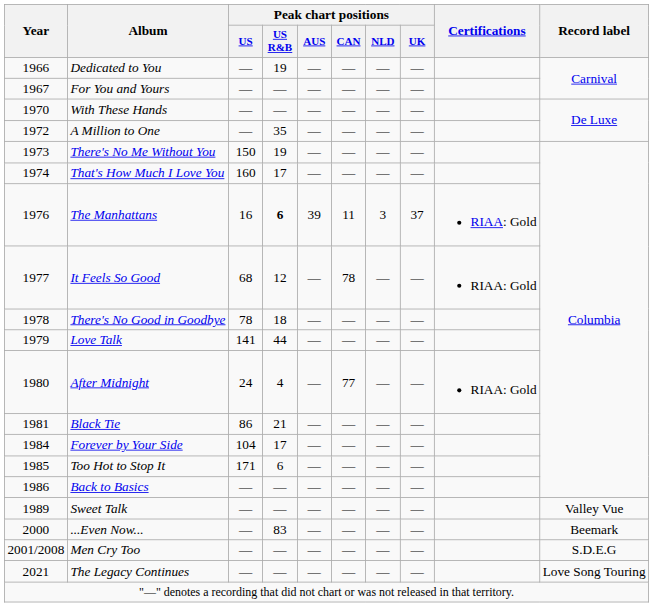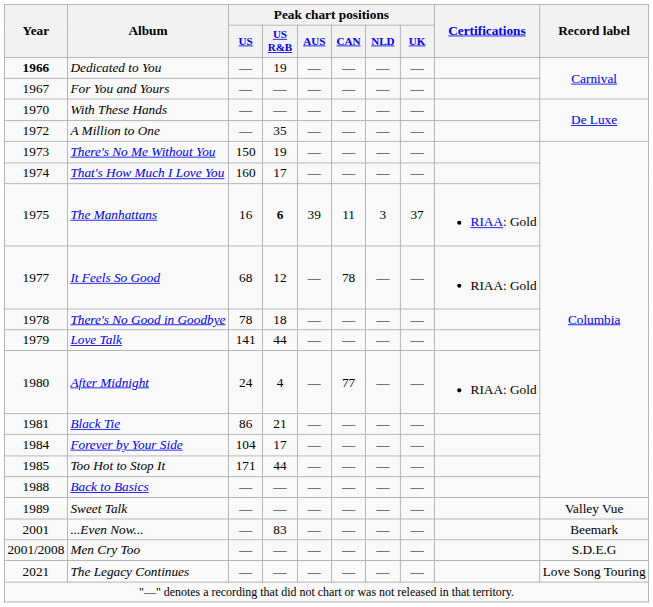(36, 67) normal -> (36, 67) bold
(36, 215) 1976 -> (36, 215) 1975
(280, 466) 6 -> (280, 466) 44
(36, 487) 1986 -> (36, 487) 1988
(36, 529) 2000 -> (36, 529) 2001
